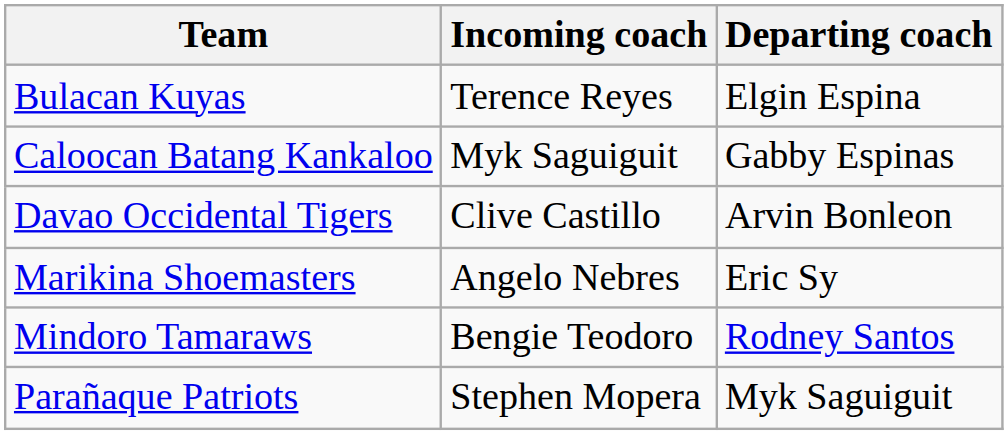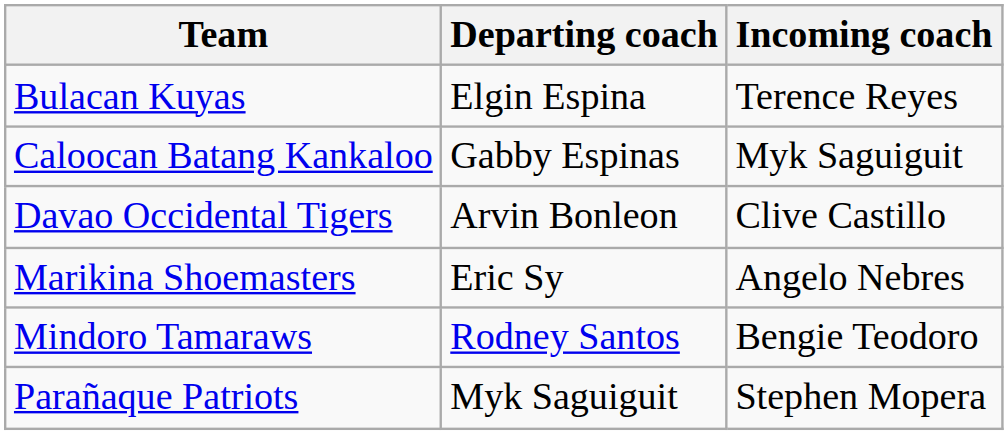columns swapped: (859, 34) <-> (579, 34)
